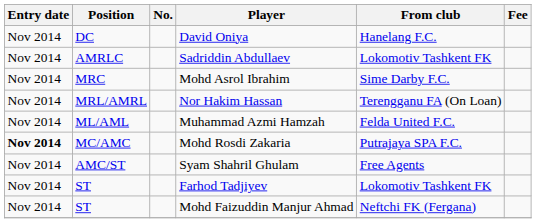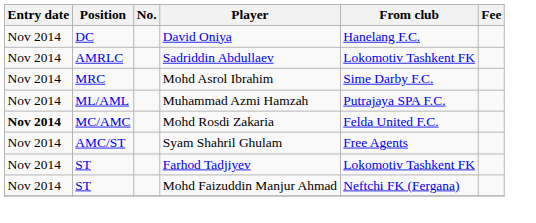- row: (231, 100)
(407, 121) Felda United F.C. -> (394, 100) Putrajaya SPA F.C.
(411, 143) Putrajaya SPA F.C. -> (391, 121) Felda United F.C.
